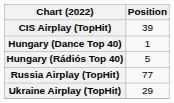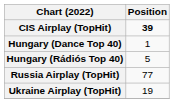(147, 28) normal -> (147, 28) bold
(147, 91) 29 -> (147, 91) 19
